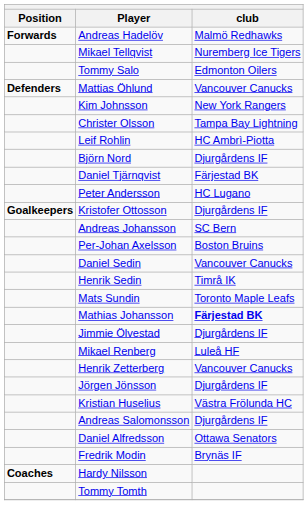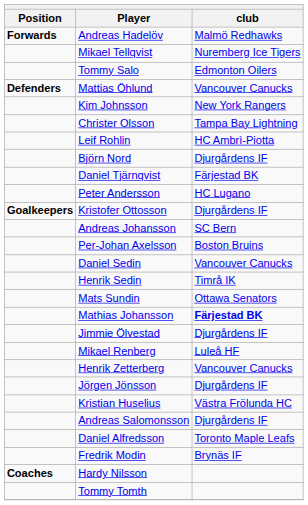(244, 298) Toronto Maple Leafs -> (236, 298) Ottawa Senators
(236, 438) Ottawa Senators -> (244, 438) Toronto Maple Leafs
